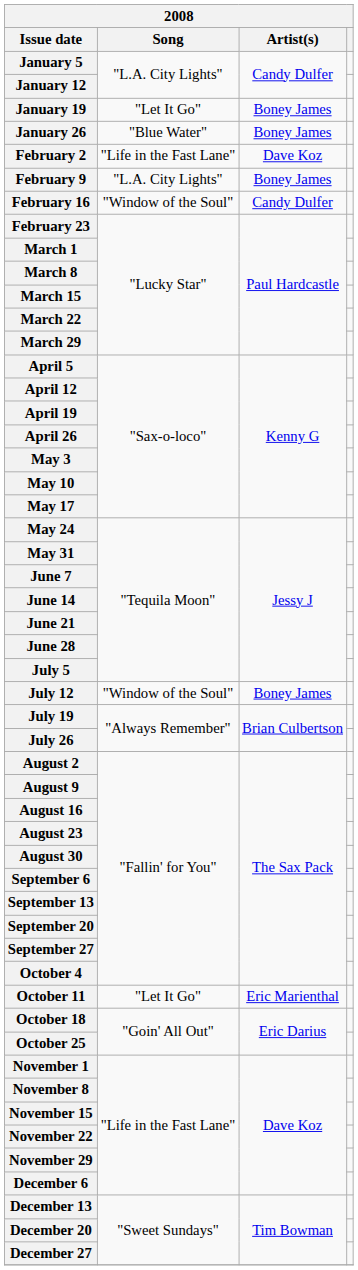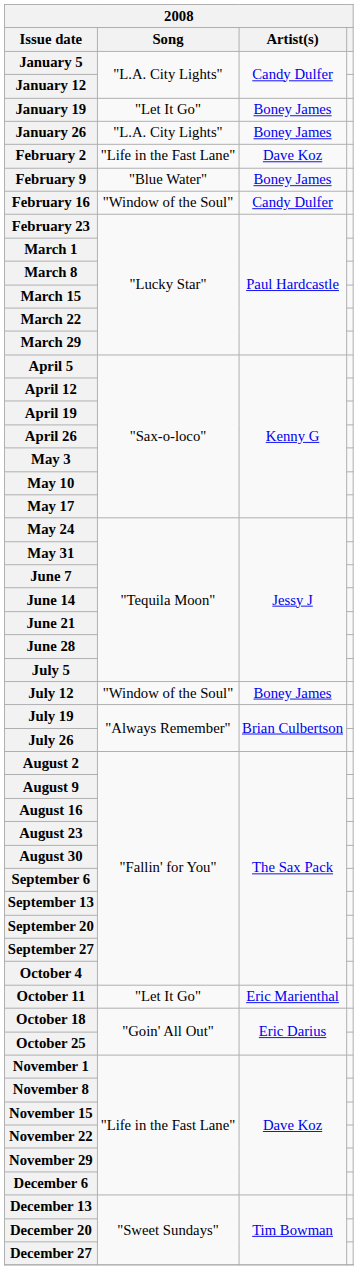(168, 132) "Blue Water" -> (168, 132) "L.A. City Lights"
(168, 179) "L.A. City Lights" -> (168, 179) "Blue Water"
